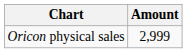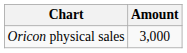(155, 36) 2,999 -> (155, 36) 3,000
